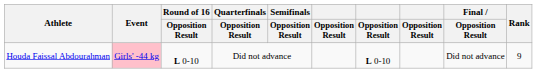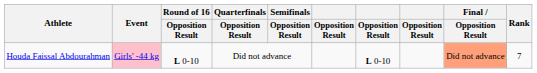(475, 56) no background -> (475, 56) lightsalmon background
(519, 56) 9 -> (519, 56) 7
